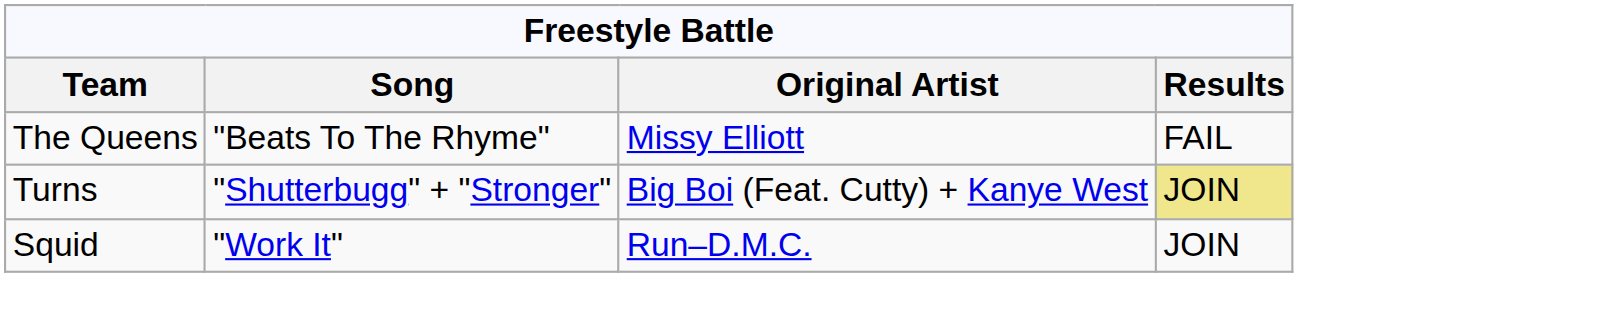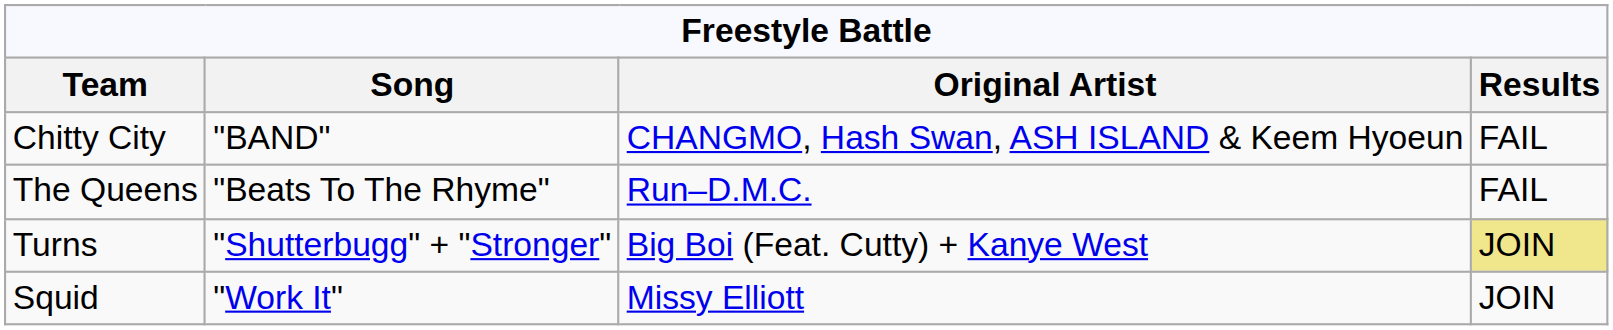+ row: (89, 137)
(715, 137) Missy Elliott -> (719, 191) Run–D.M.C.
(719, 244) Run–D.M.C. -> (715, 297) Missy Elliott
